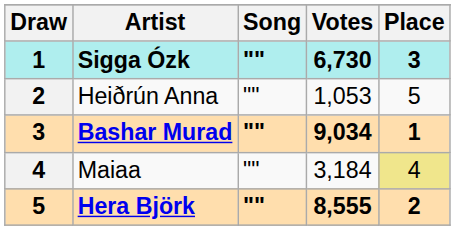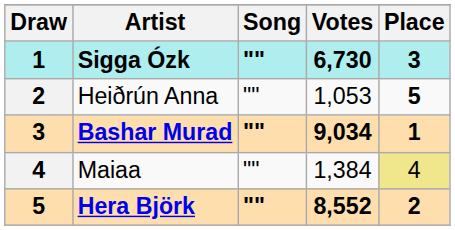(414, 96) normal -> (414, 96) bold
(343, 170) 3,184 -> (343, 170) 1,384
(343, 206) 8,555 -> (343, 206) 8,552
